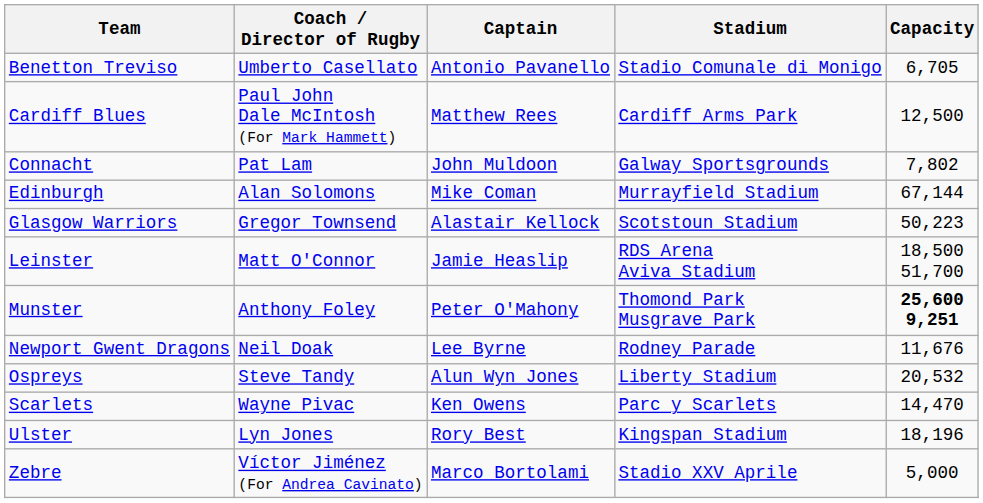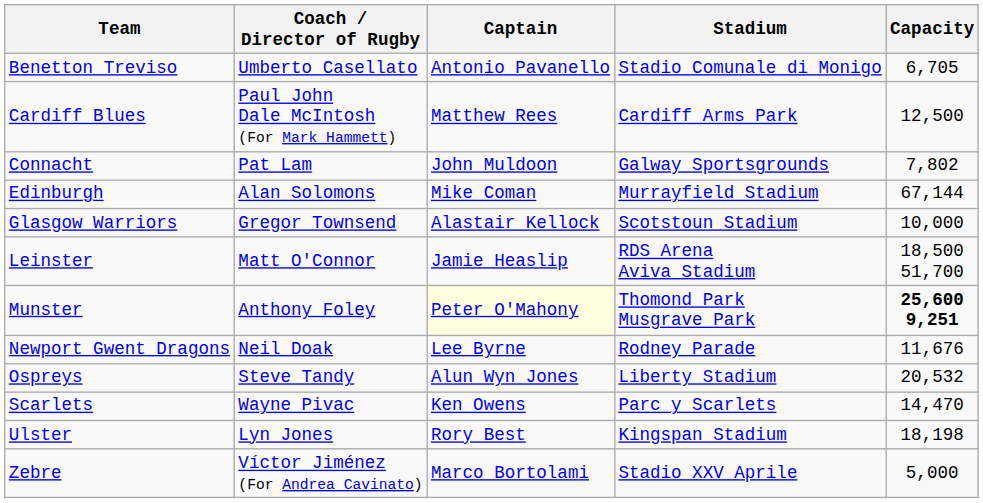(932, 223) 50,223 -> (932, 223) 10,000
(505, 310) no background -> (505, 310) lightyellow background
(932, 435) 18,196 -> (932, 435) 18,198
